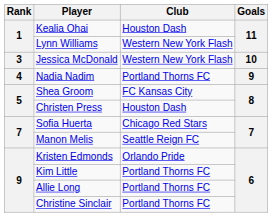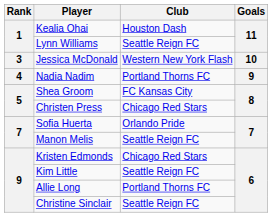(177, 44) Western New York Flash -> (161, 44) Seattle Reign FC
(154, 108) Houston Dash -> (165, 108) Chicago Red Stars
(165, 124) Chicago Red Stars -> (153, 124) Orlando Pride
(153, 156) Orlando Pride -> (165, 156) Chicago Red Stars
(166, 172) Portland Thorns FC -> (161, 172) Seattle Reign FC
(166, 204) Portland Thorns FC -> (161, 204) Seattle Reign FC
